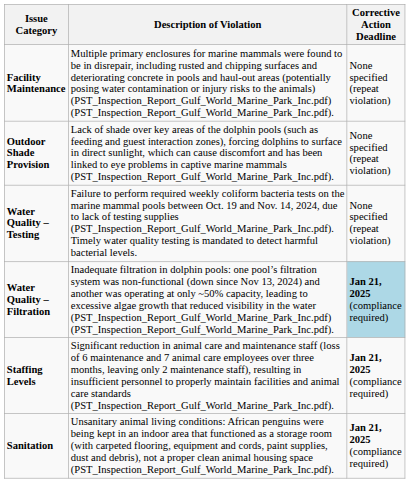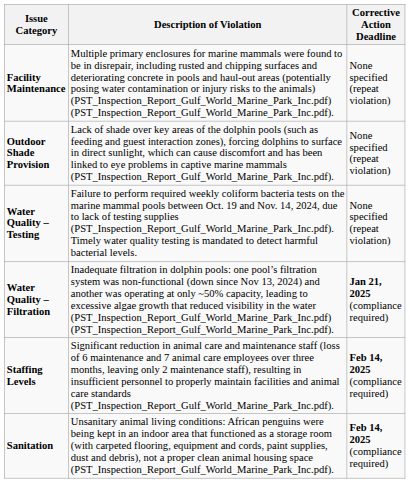(376, 299) lightblue background -> (376, 299) no background
(376, 375) Jan 21, 2025 (compliance required) -> (376, 375) Feb 14, 2025 (compliance required)
(376, 445) Jan 21, 2025 (compliance required) -> (376, 445) Feb 14, 2025 (compliance required)
